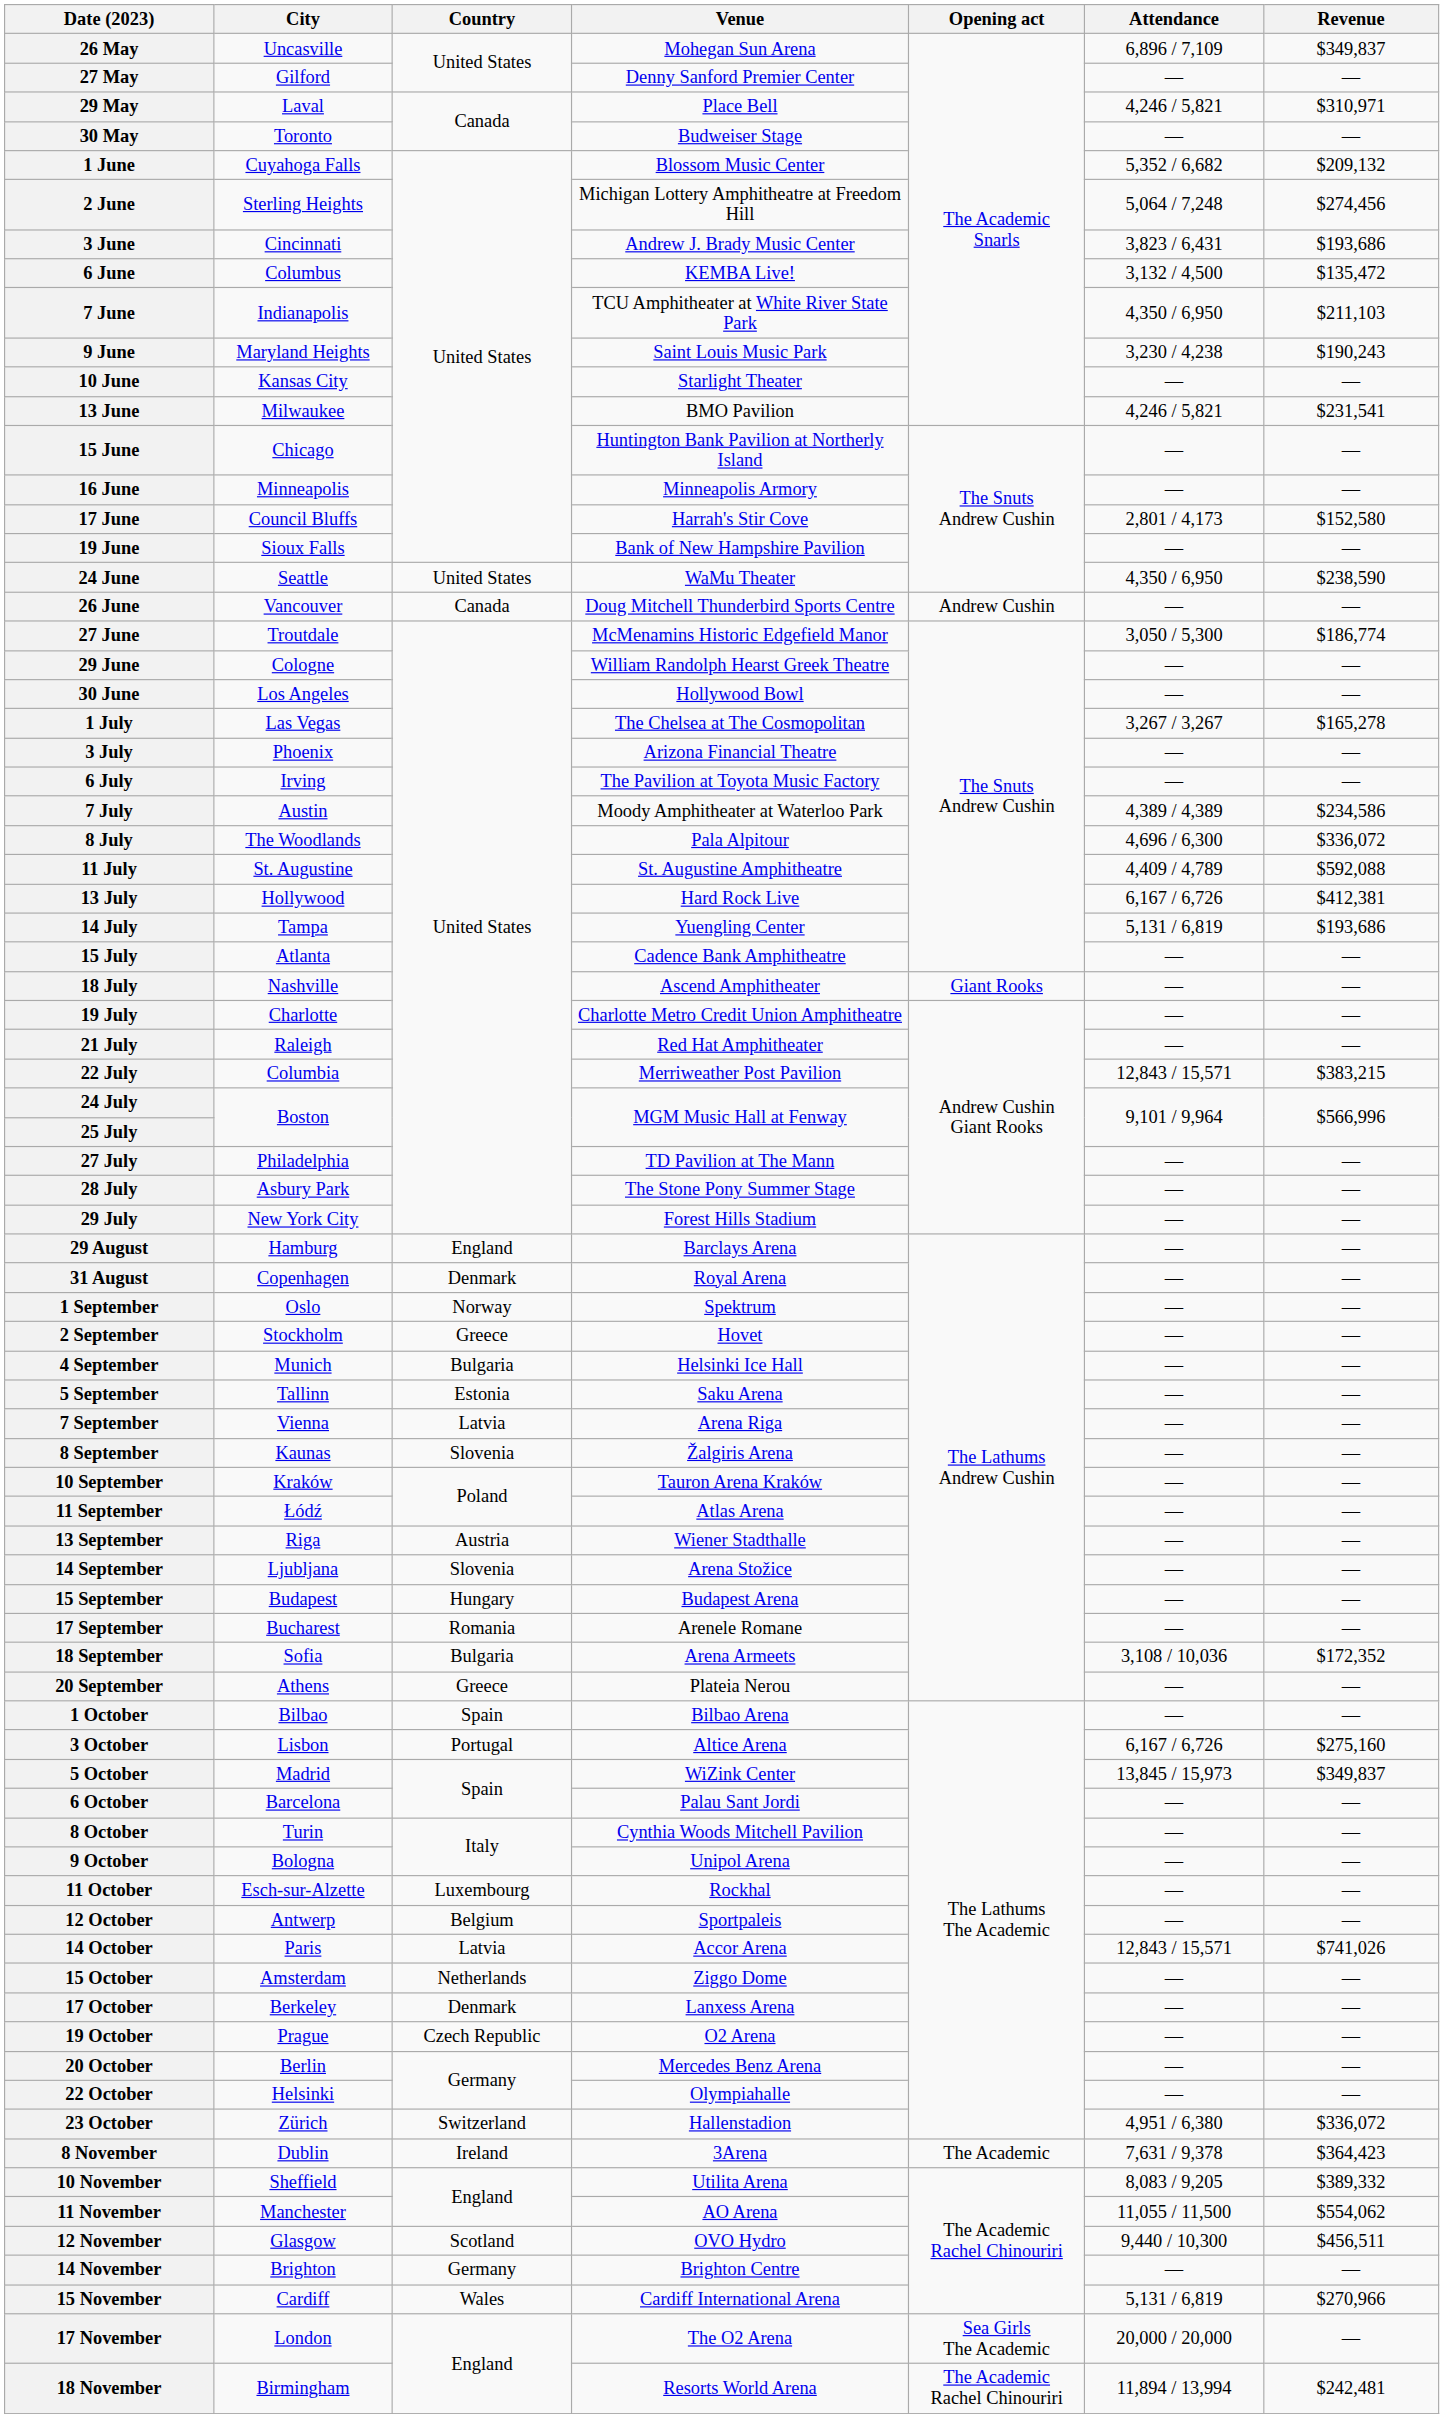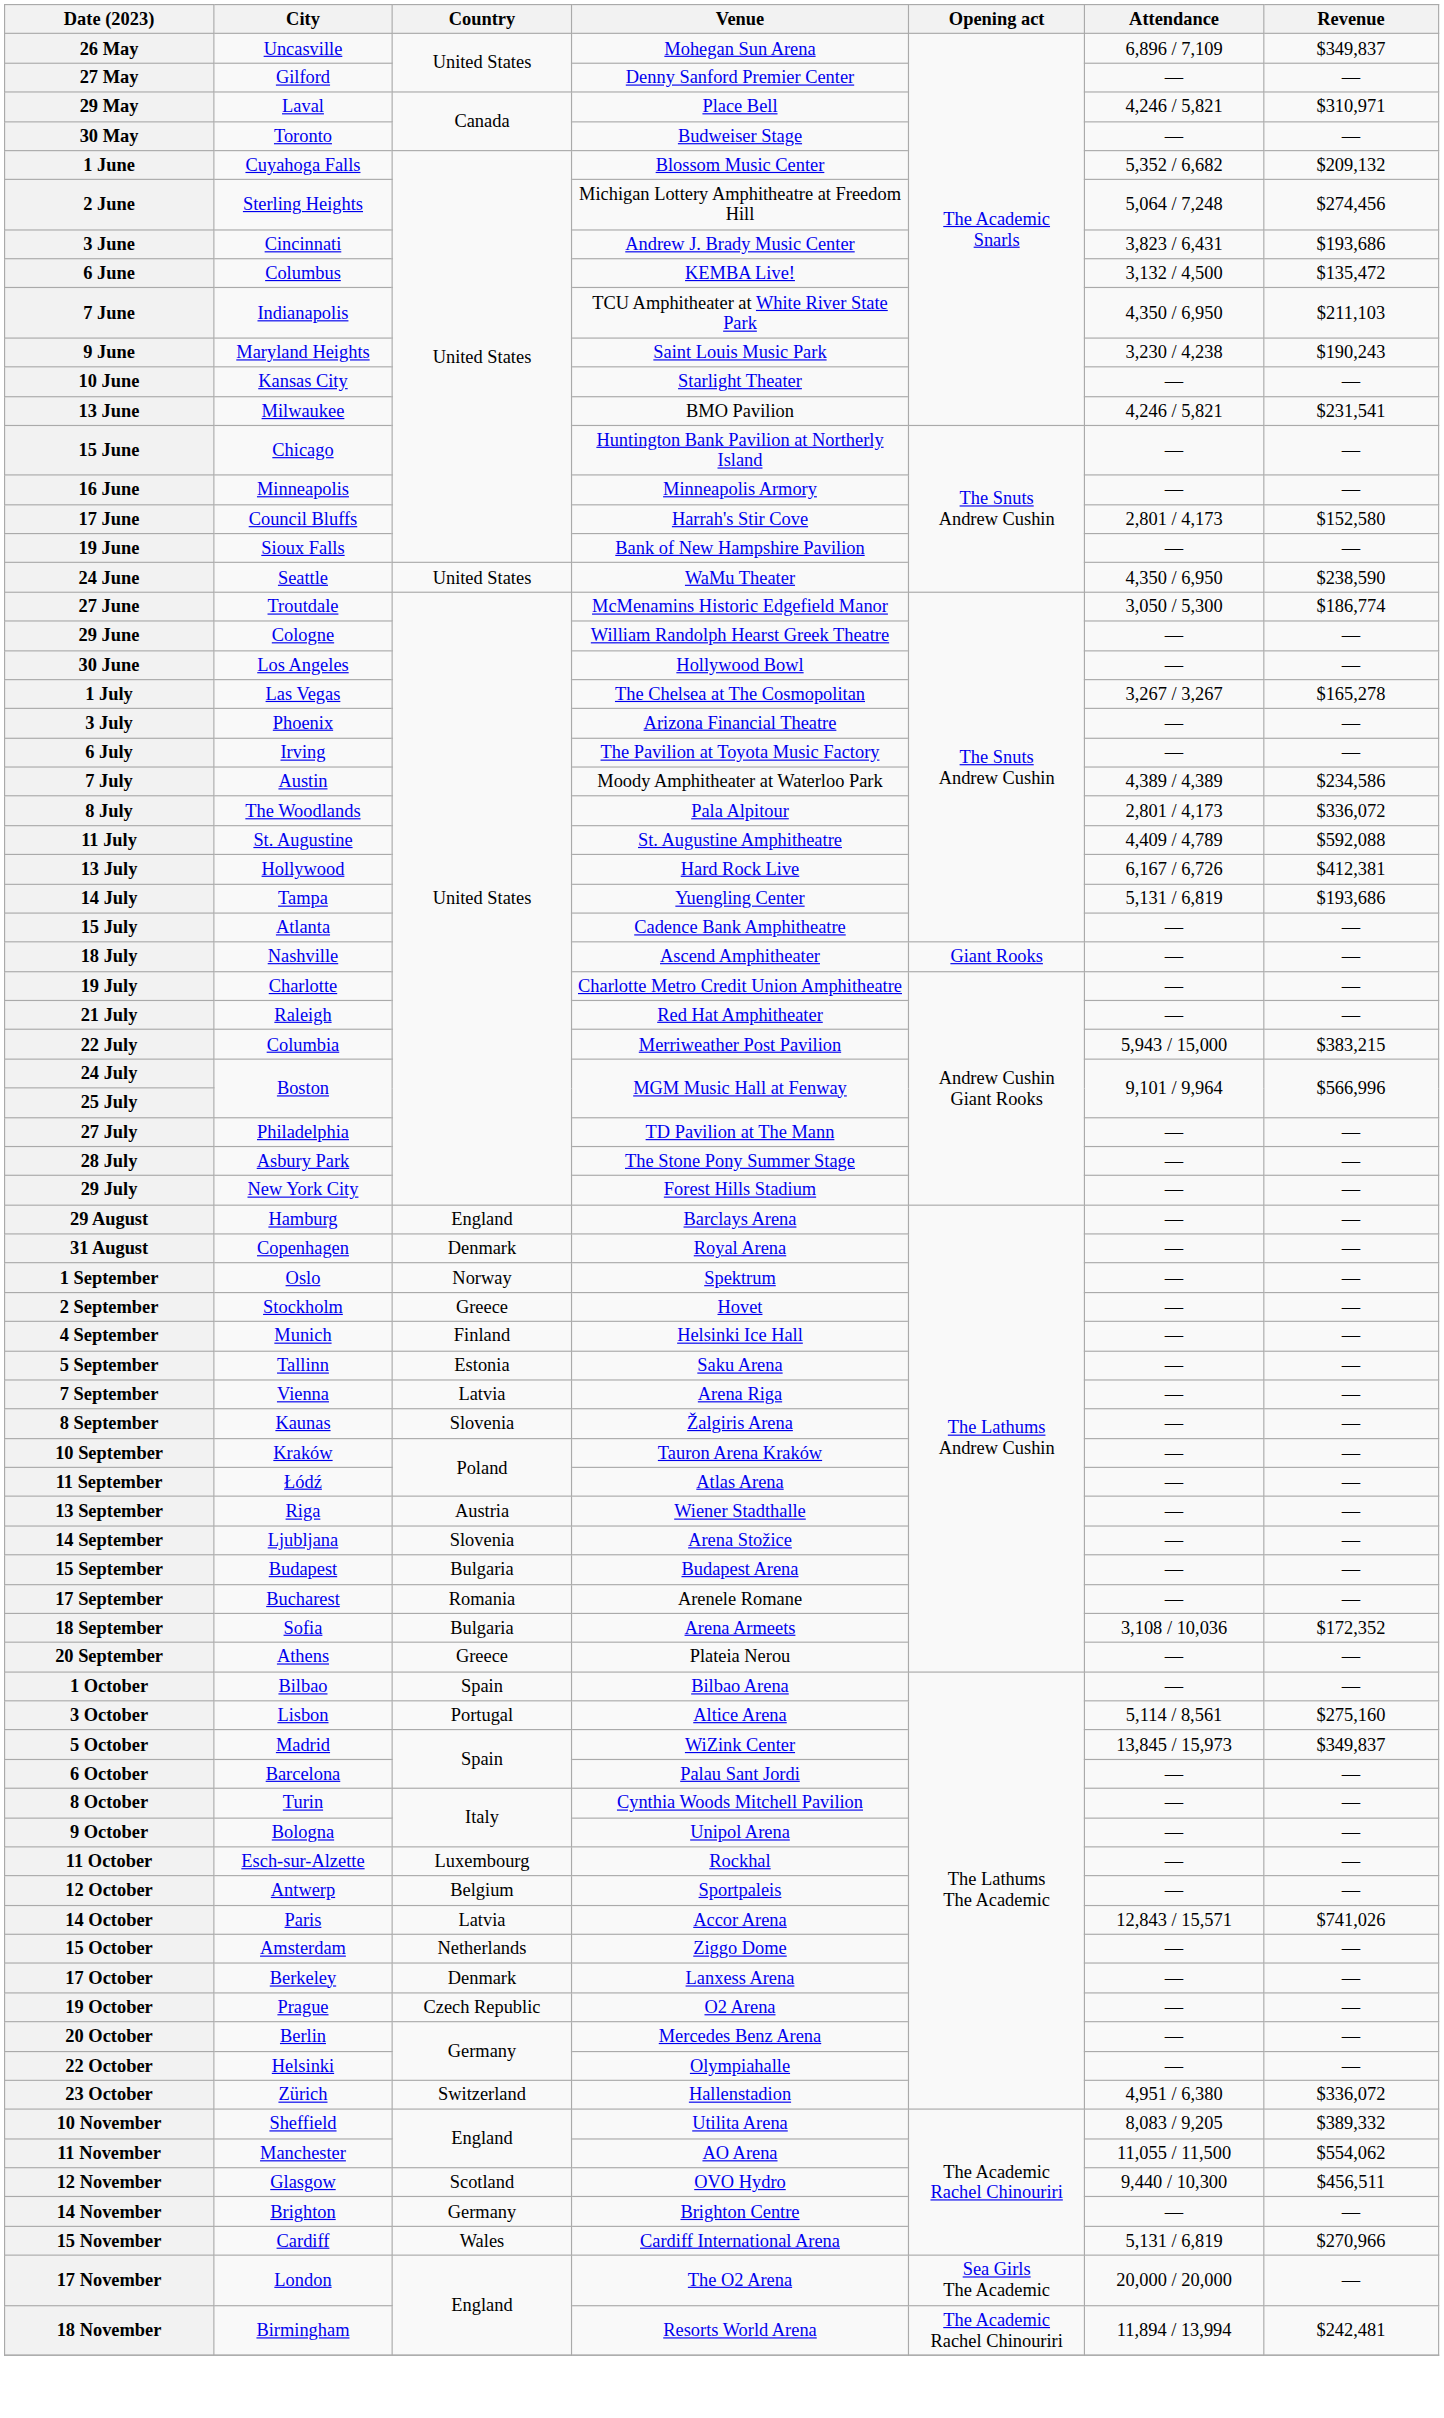- row: (109, 606)
(1174, 839) 4,696 / 6,300 -> (1174, 810) 2,801 / 4,173
(1174, 1073) 12,843 / 15,571 -> (1174, 1044) 5,943 / 15,000
(482, 1365) Bulgaria -> (482, 1335) Finland
(482, 1598) Hungary -> (482, 1569) Bulgaria
(1174, 1744) 6,167 / 6,726 -> (1174, 1715) 5,114 / 8,561
- row: (109, 2153)
